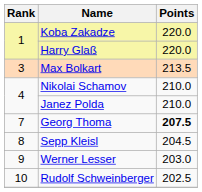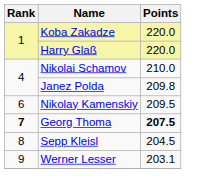- row: (71, 68)
(177, 104) 210.0 -> (161, 86) 209.8
+ row: (89, 104)
(21, 123) normal -> (21, 123) bold
(177, 159) 203.0 -> (161, 159) 203.1
- row: (97, 178)
